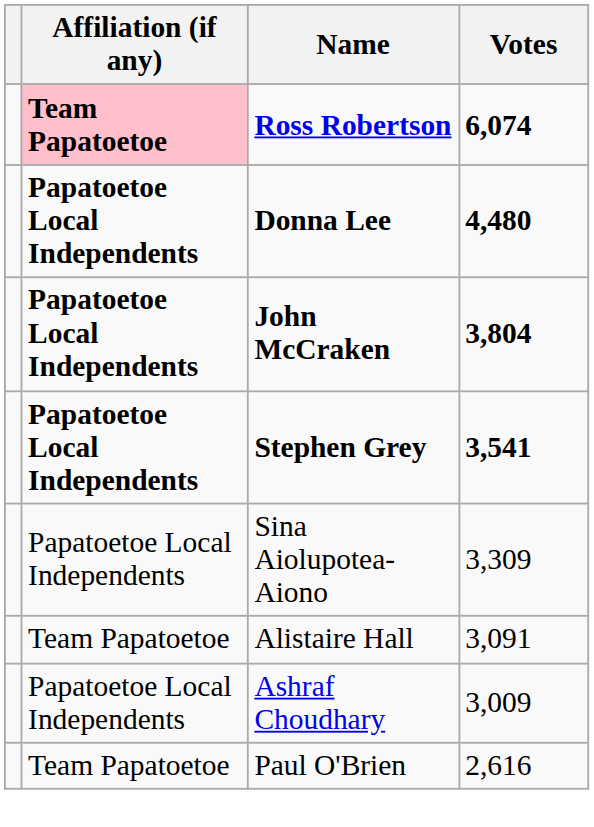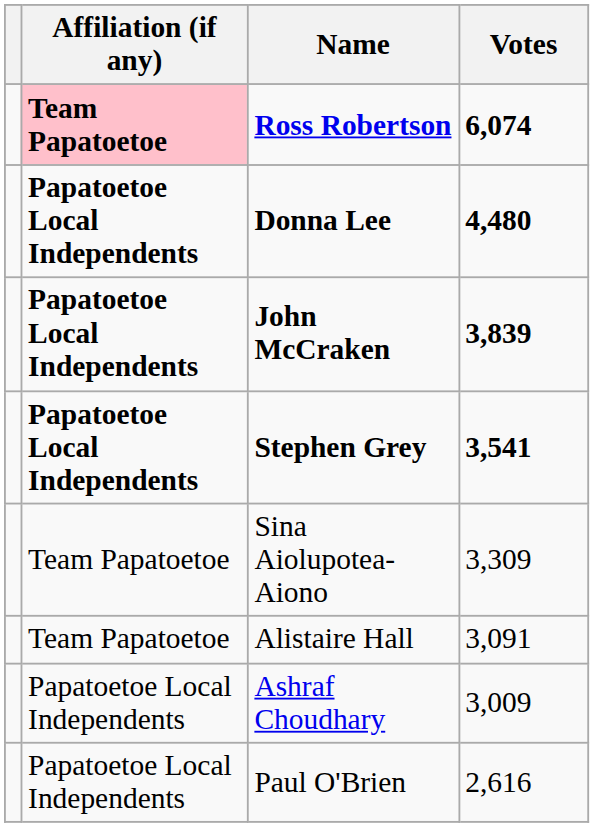(498, 333) 3,804 -> (498, 333) 3,839
(130, 559) Papatoetoe Local Independents -> (129, 559) Team Papatoetoe
(129, 765) Team Papatoetoe -> (130, 782) Papatoetoe Local Independents
